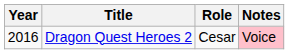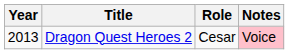(23, 37) 2016 -> (23, 37) 2013
